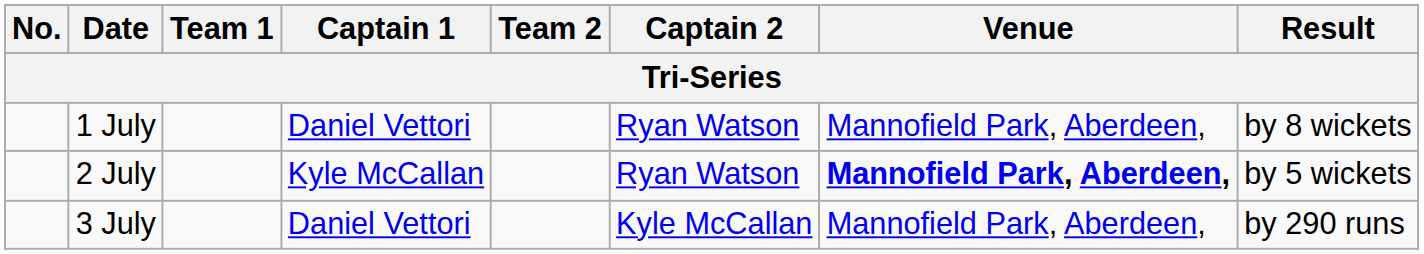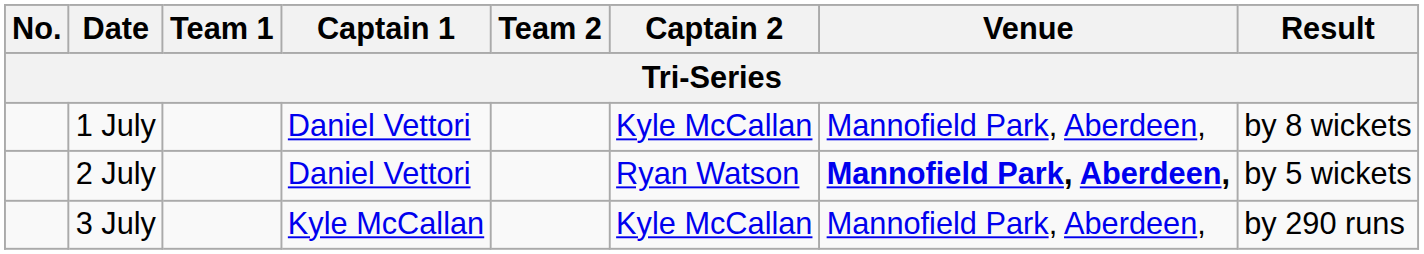(708, 126) Ryan Watson -> (714, 126) Kyle McCallan
(386, 175) Kyle McCallan -> (379, 175) Daniel Vettori
(379, 223) Daniel Vettori -> (386, 223) Kyle McCallan
